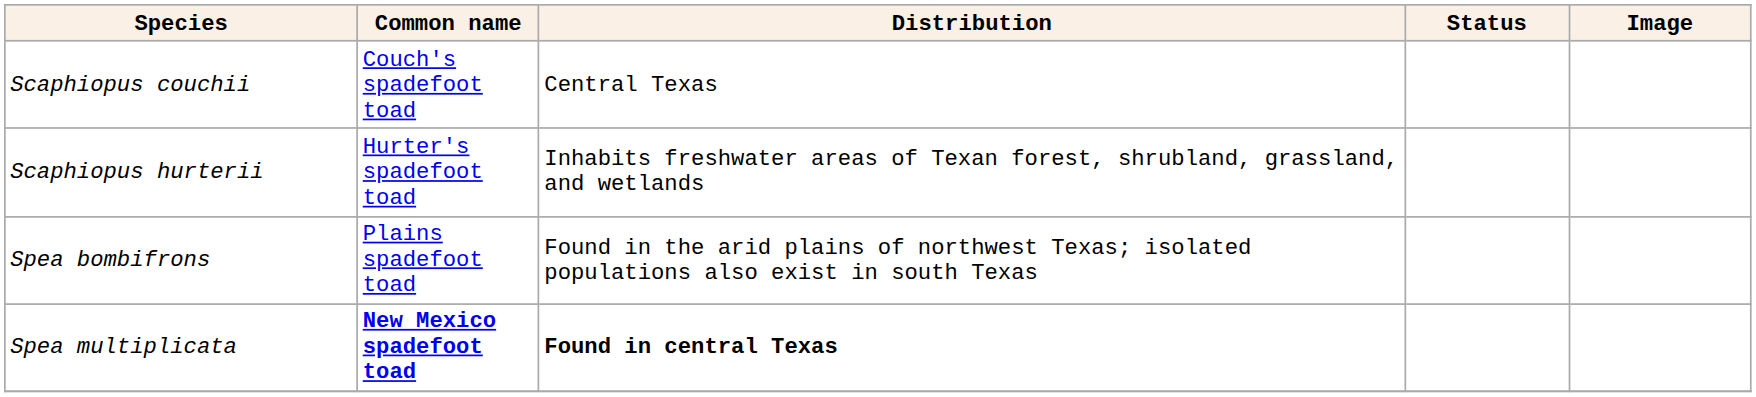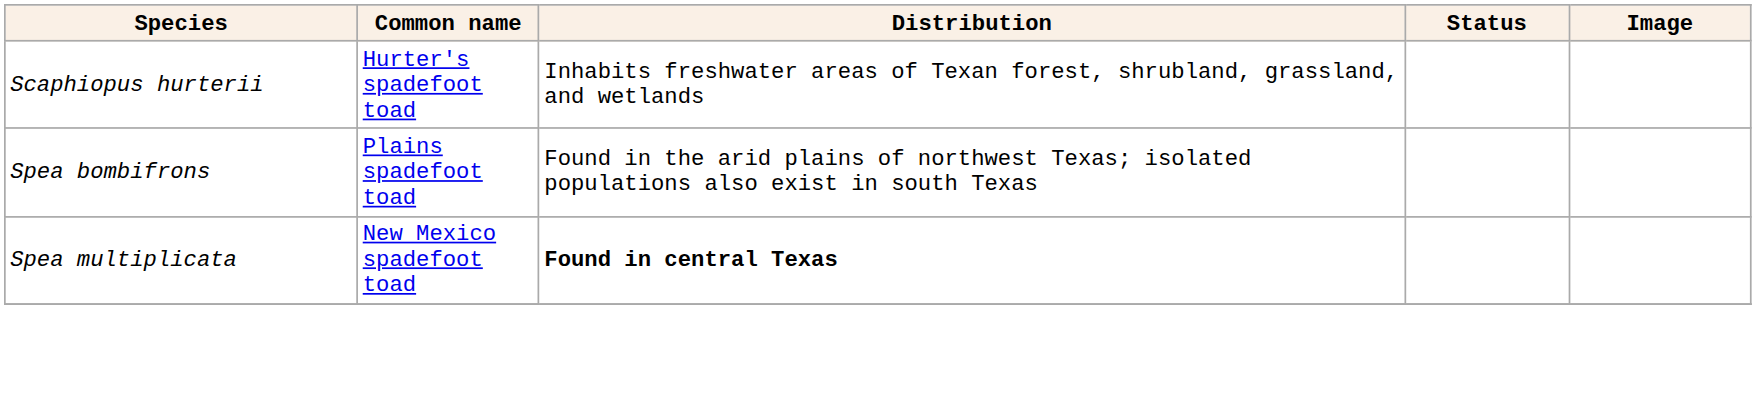- row: (130, 85)
(429, 347) bold -> (429, 260) normal
